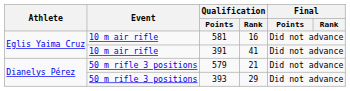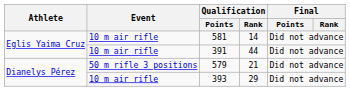(253, 38) 16 -> (253, 38) 14
(253, 51) 41 -> (253, 51) 44
(143, 79) 50 m rifle 3 positions -> (124, 79) 10 m air rifle
